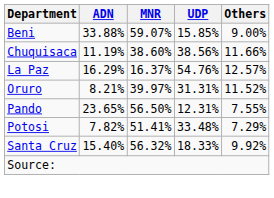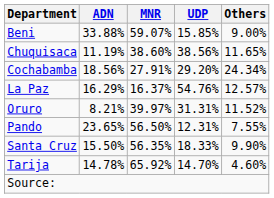(245, 52) 11.66% -> (245, 52) 11.65%
+ row: (42, 70)
- row: (28, 127)
(103, 146) 15.40% -> (103, 146) 15.50%
(151, 146) 56.32% -> (151, 146) 56.35%
(249, 146) 9.92% -> (249, 146) 9.90%
+ row: (28, 165)
